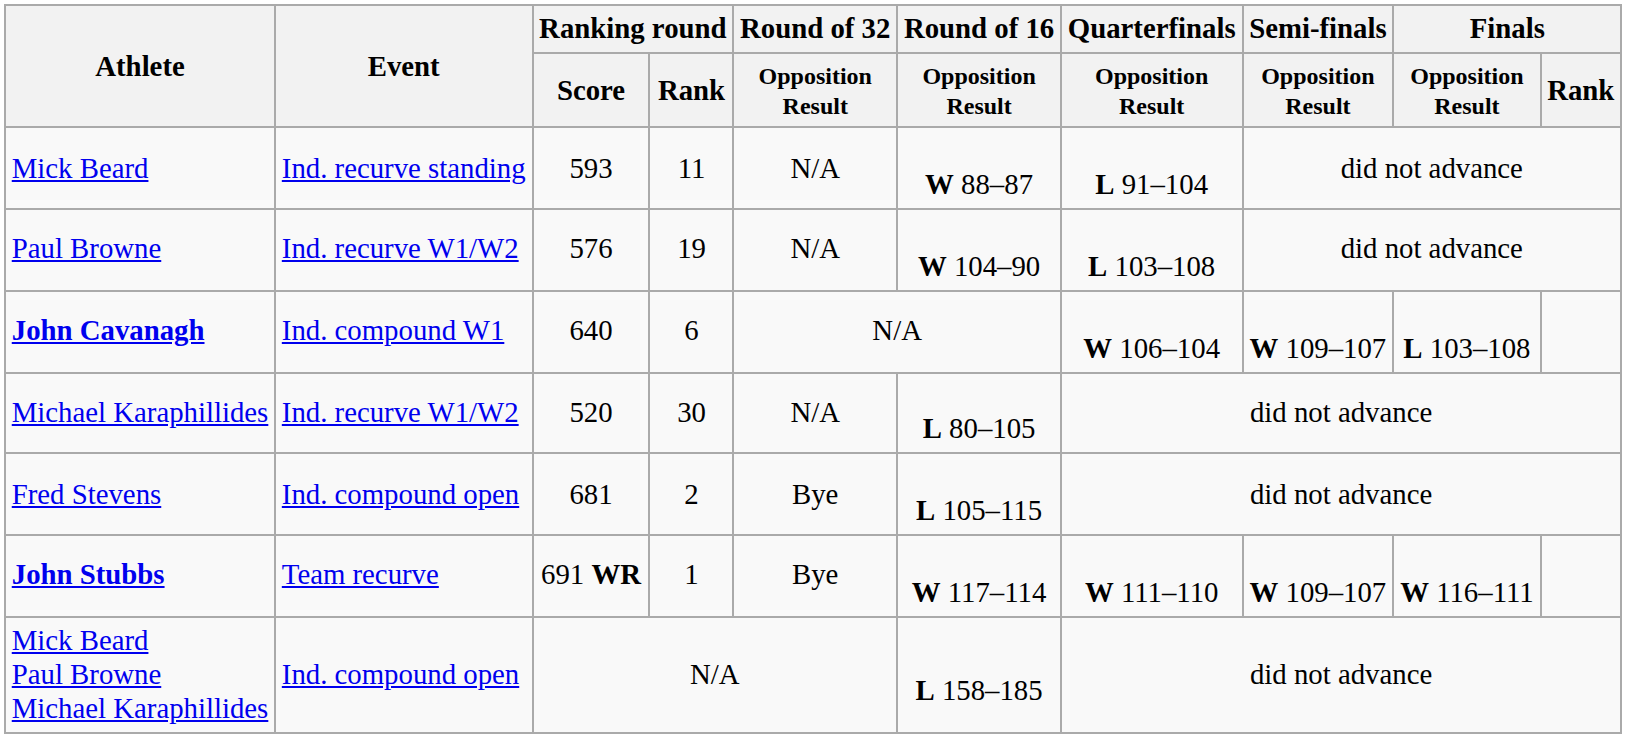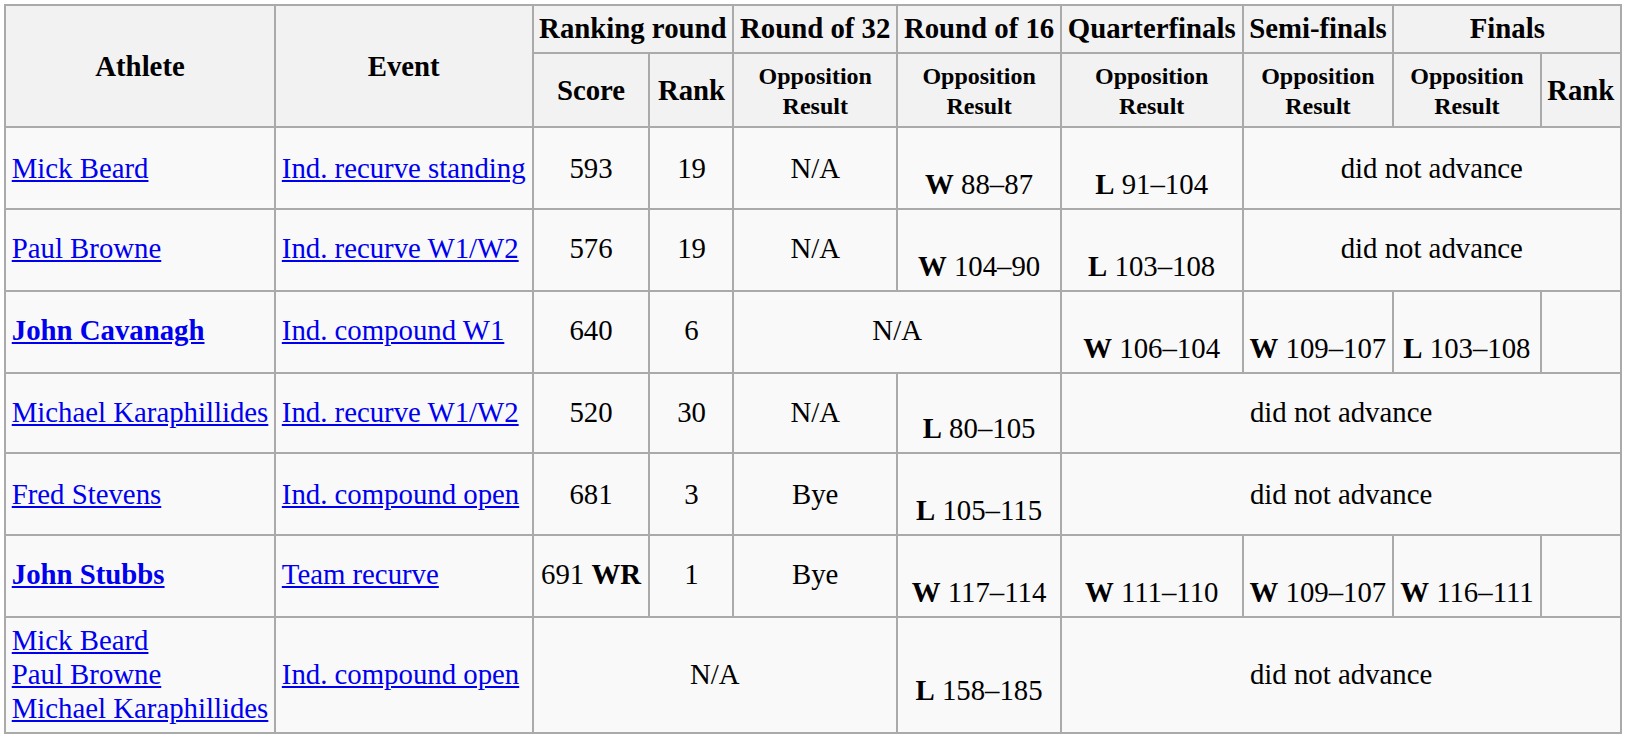(692, 168) 11 -> (692, 168) 19
(692, 494) 2 -> (692, 494) 3
